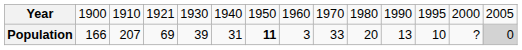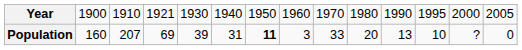(96, 34) 166 -> (96, 34) 160
(510, 34) lightgrey background -> (510, 34) no background
